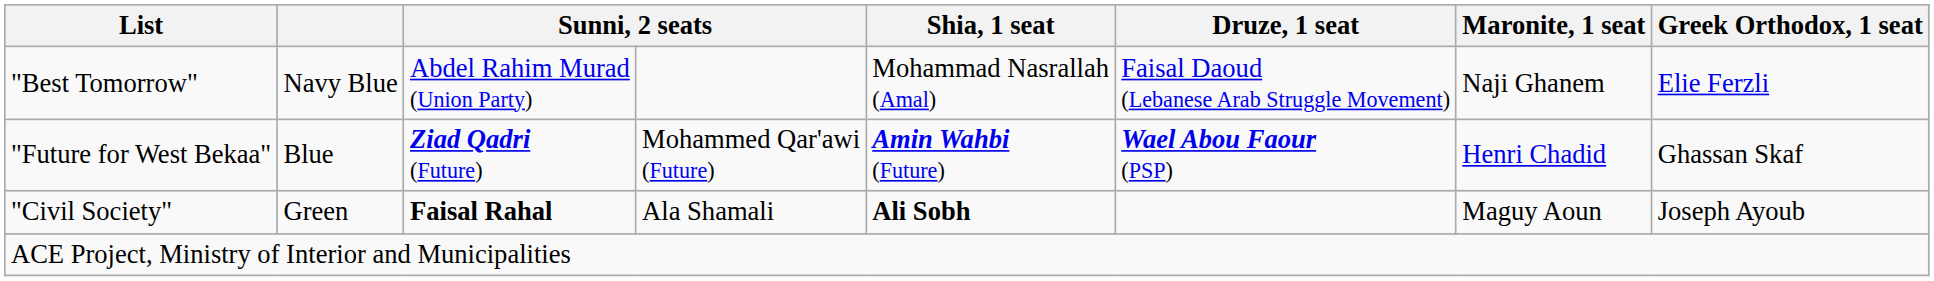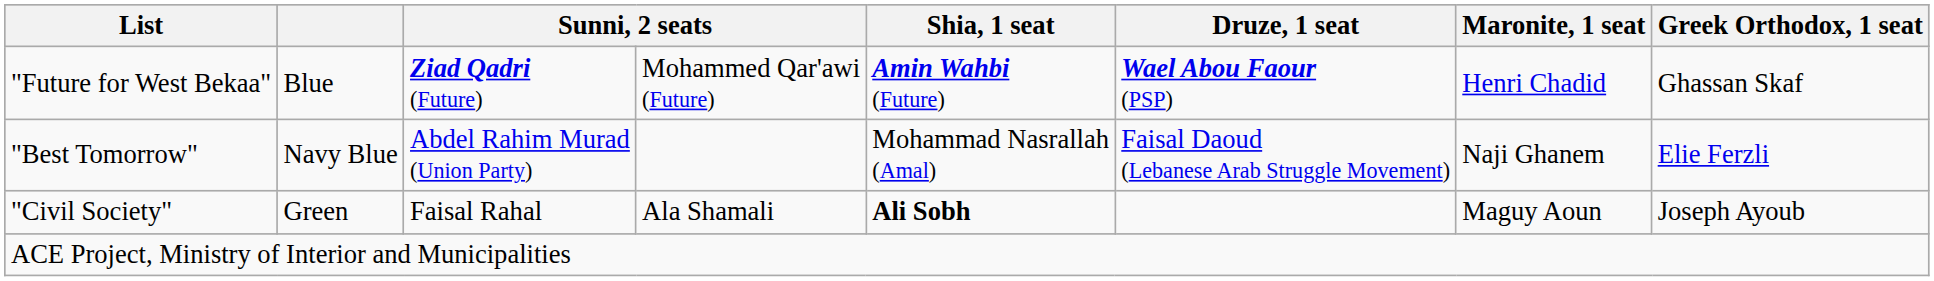rows swapped: (141, 154) <-> (104, 82)
(481, 211) bold -> (476, 211) normal
